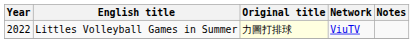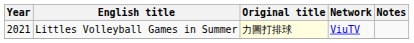(19, 30) 2022 -> (19, 30) 2021
